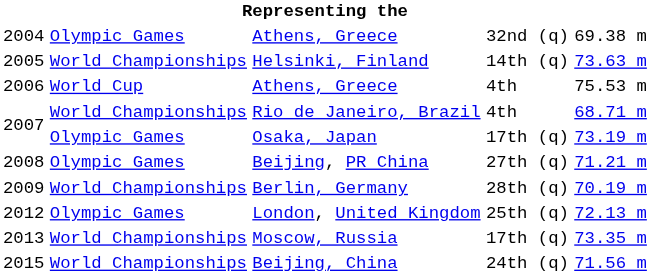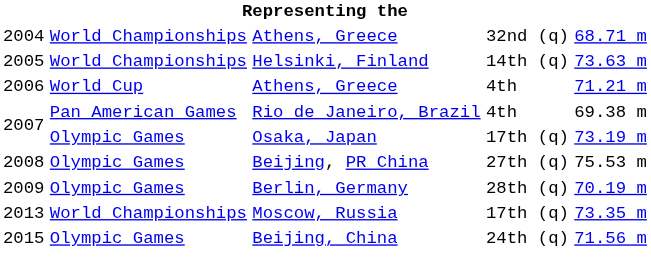(117, 36) Olympic Games -> (148, 36) World Championships
(611, 36) 69.38 m -> (611, 36) 68.71 m
(611, 87) 75.53 m -> (611, 87) 71.21 m
(148, 112) World Championships -> (143, 112) Pan American Games
(611, 112) 68.71 m -> (611, 112) 69.38 m
(611, 163) 71.21 m -> (611, 163) 75.53 m
(148, 188) World Championships -> (117, 188) Olympic Games
- row: (24, 213)
(148, 264) World Championships -> (117, 238) Olympic Games
